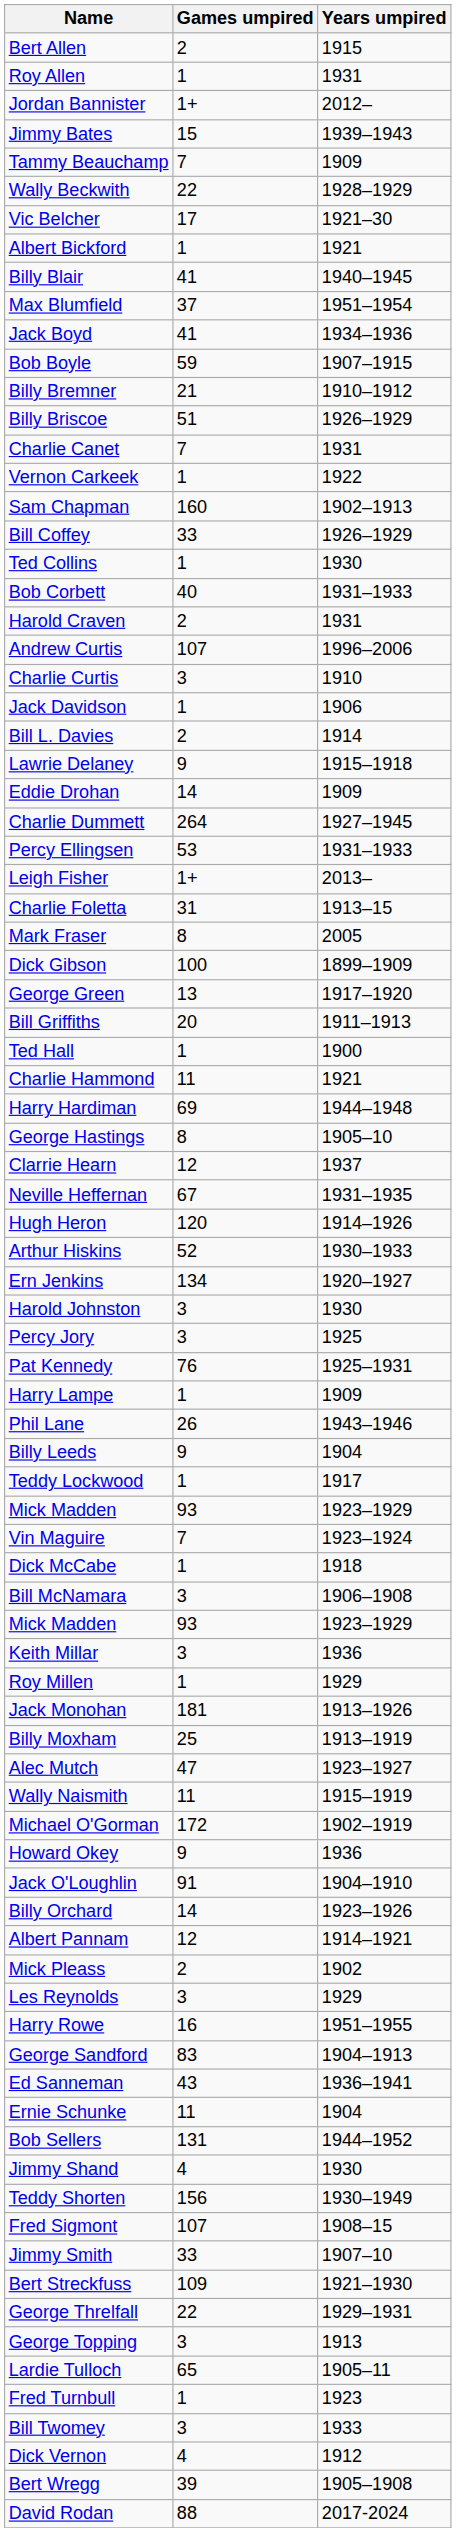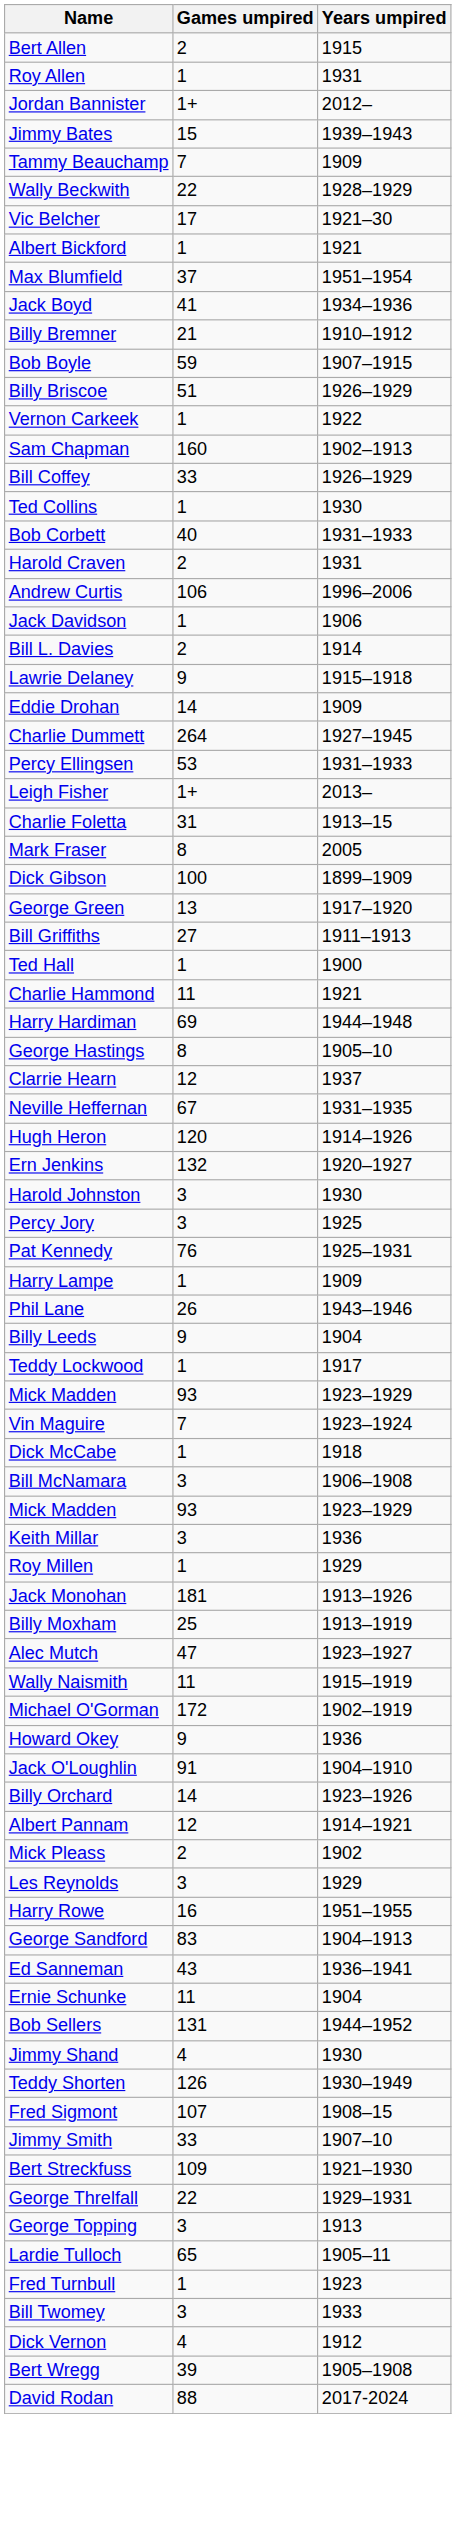- row: (46, 276)
rows swapped: (50, 362) <-> (62, 391)
- row: (64, 448)
(192, 649) 107 -> (192, 592) 106
- row: (63, 678)
(187, 1022) 20 -> (187, 936) 27
- row: (65, 1251)
(192, 1280) 134 -> (192, 1165) 132
(192, 2198) 156 -> (192, 2083) 126
